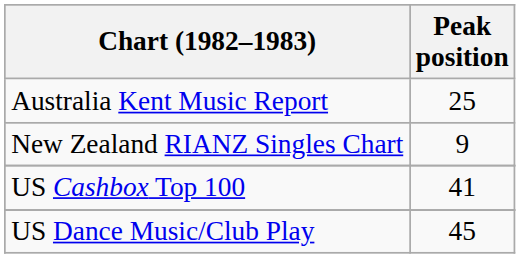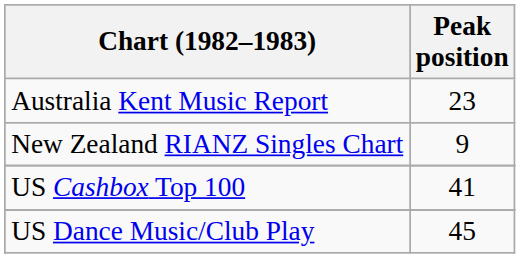(462, 100) 25 -> (462, 100) 23
